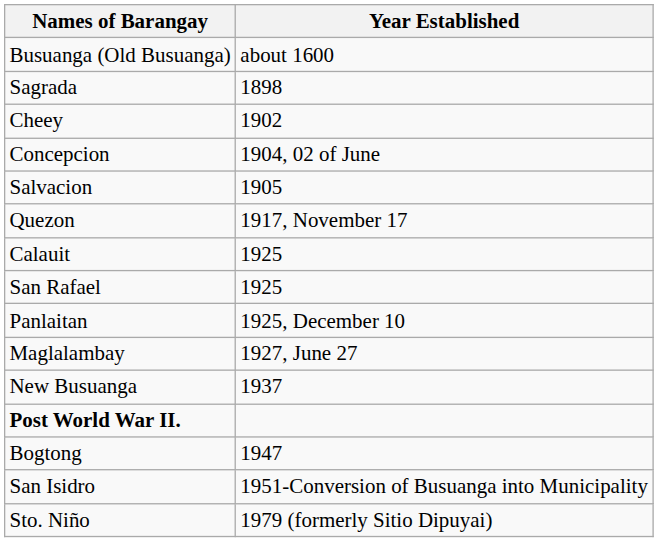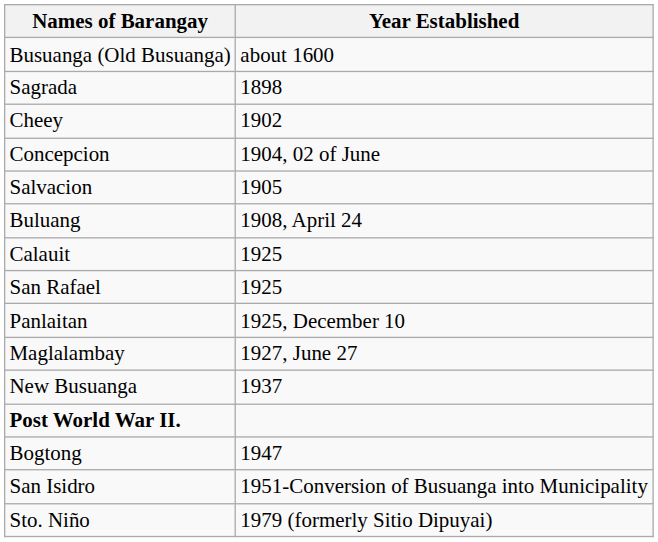+ row: (45, 220)
- row: (42, 220)
